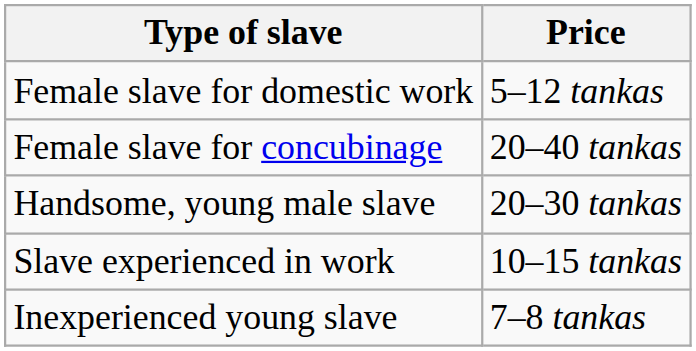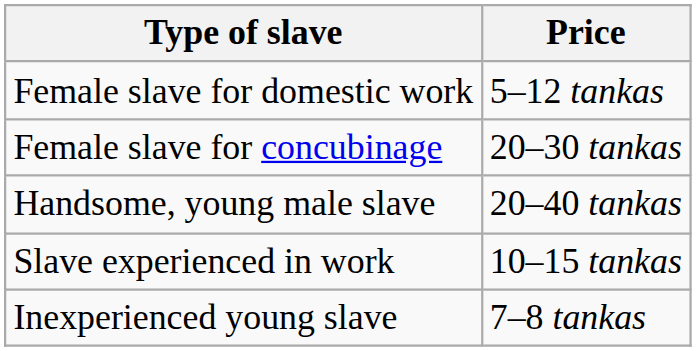(586, 146) 20–40 tankas -> (586, 146) 20–30 tankas
(586, 203) 20–30 tankas -> (586, 203) 20–40 tankas
